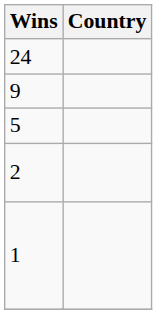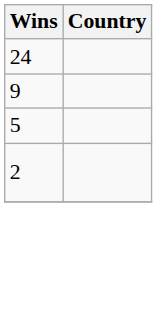- row: (15, 255)
